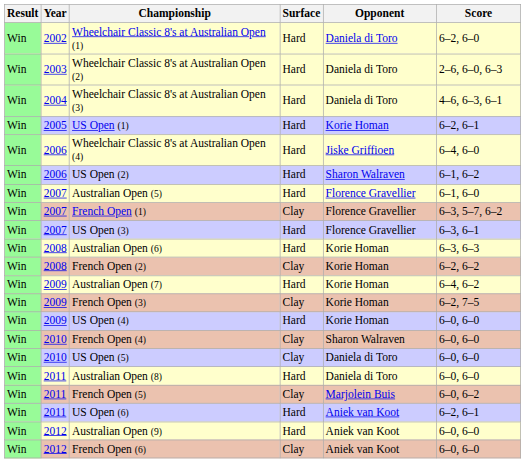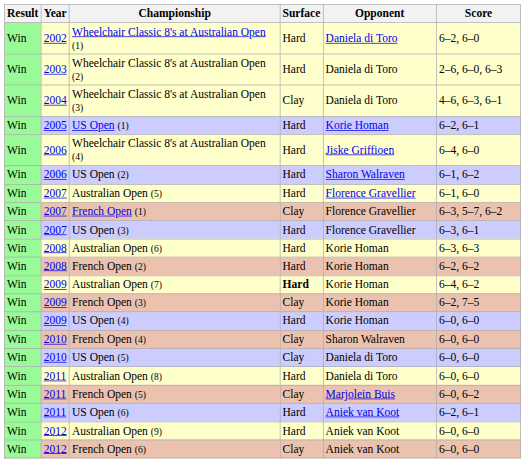(294, 100) Hard -> (293, 100) Clay
(293, 266) Clay -> (294, 266) Hard
(294, 284) normal -> (296, 284) bold
